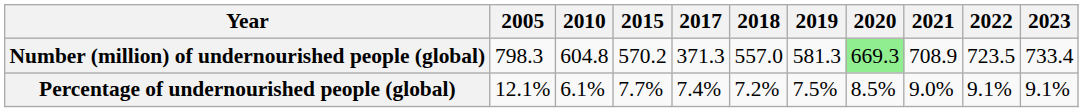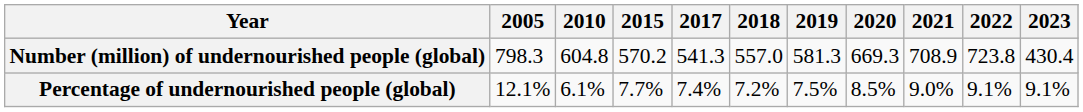(701, 55) 371.3 -> (701, 55) 541.3
(875, 55) lightgreen background -> (875, 55) no background
(991, 55) 723.5 -> (991, 55) 723.8
(1049, 55) 733.4 -> (1049, 55) 430.4
